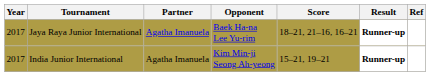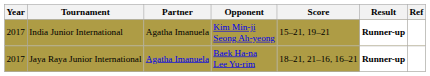rows swapped: (85, 33) <-> (76, 59)
